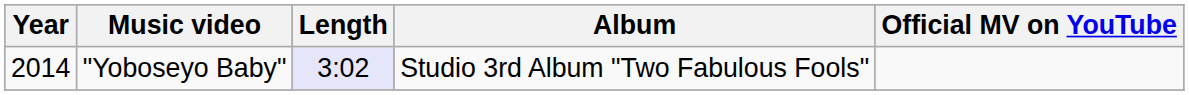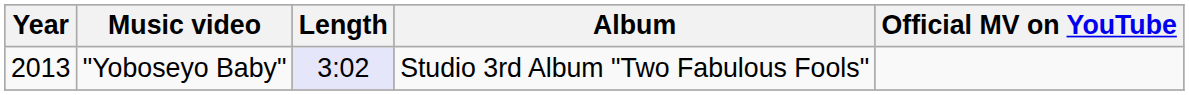(41, 68) 2014 -> (41, 68) 2013
